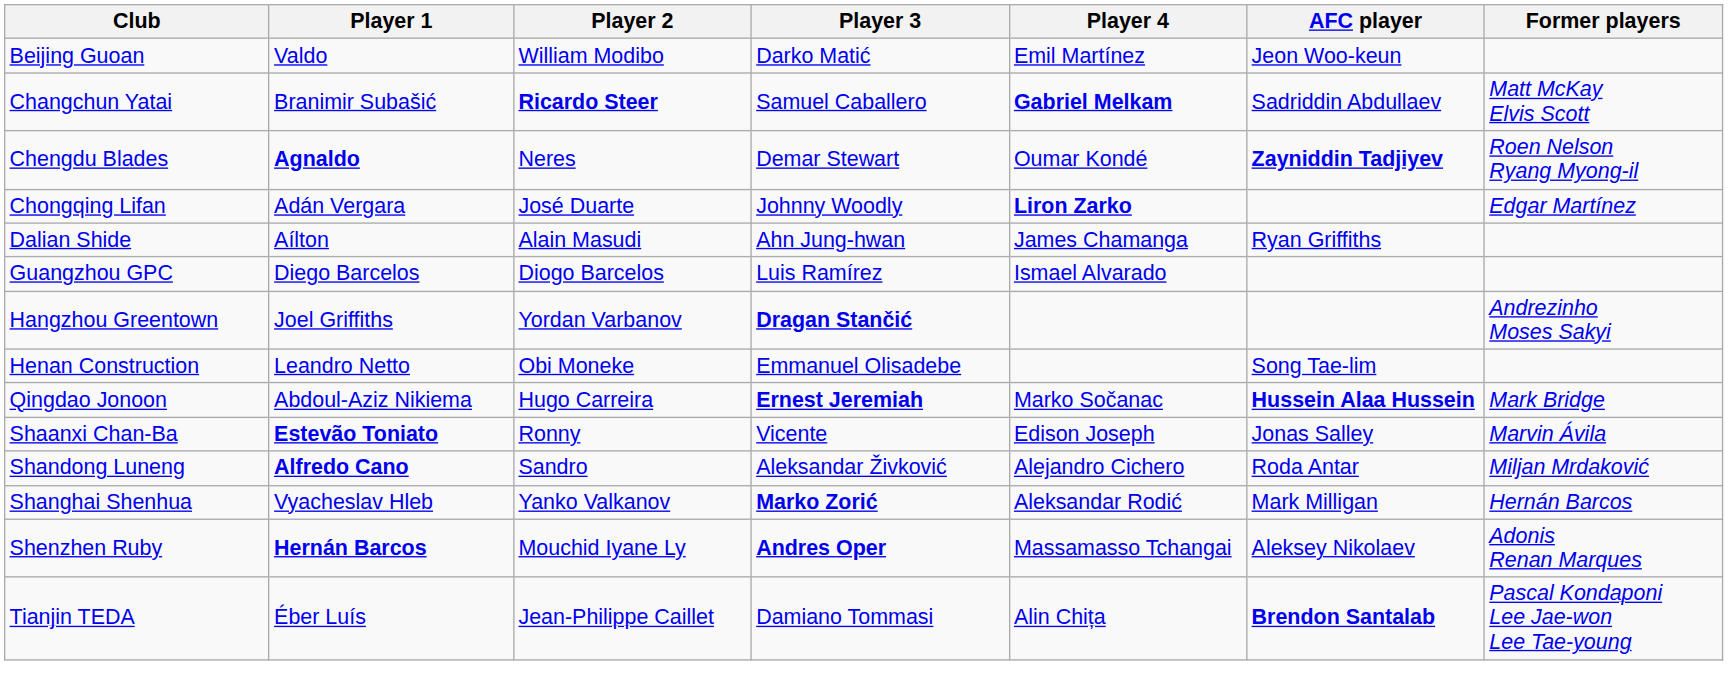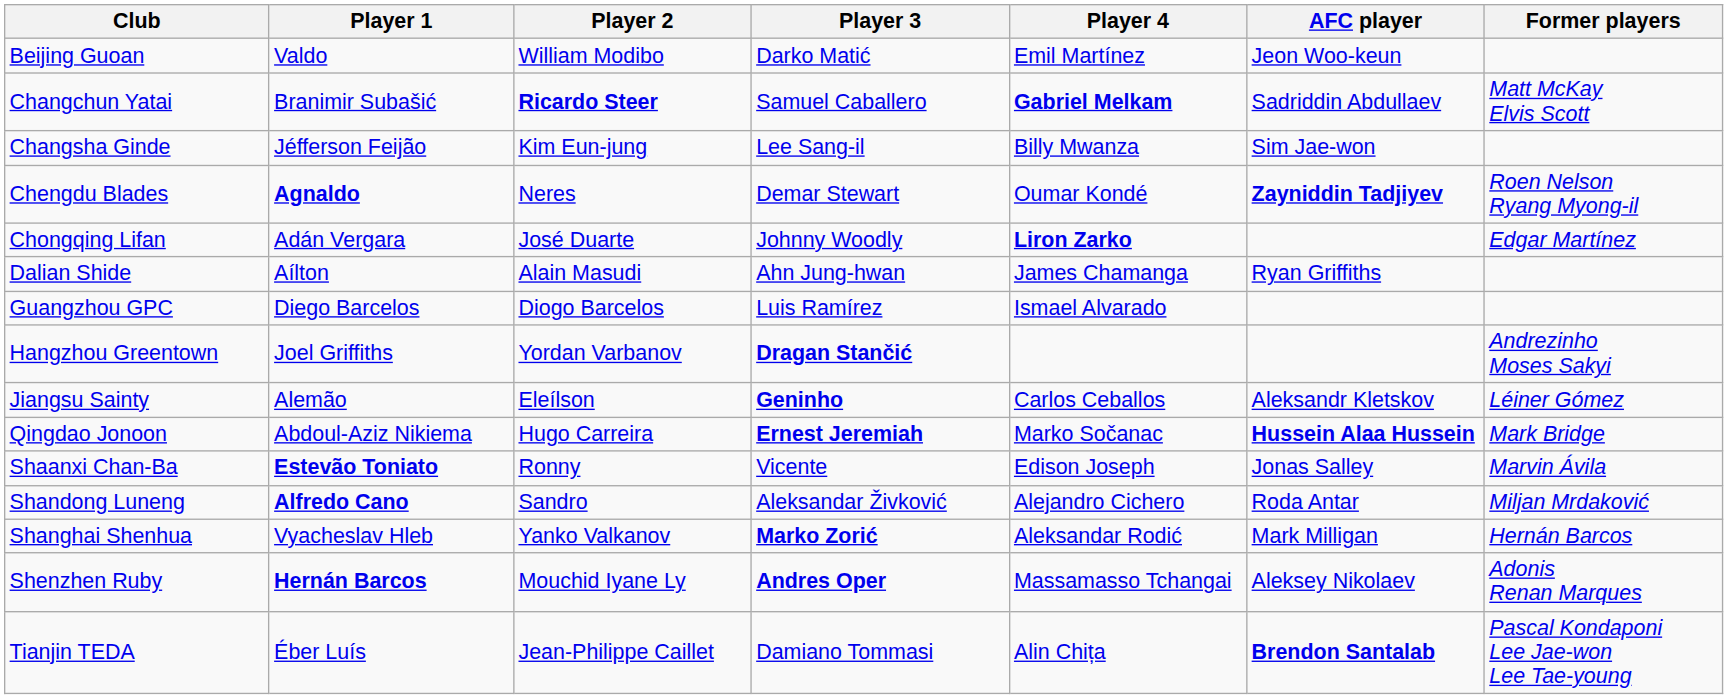+ row: (90, 147)
- row: (104, 365)
+ row: (79, 399)
